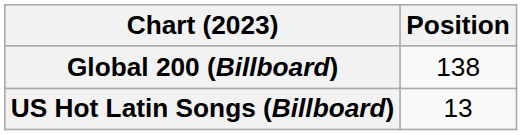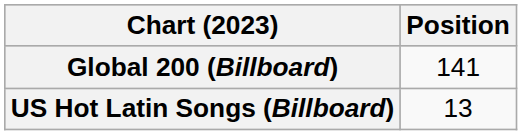(458, 66) 138 -> (458, 66) 141
